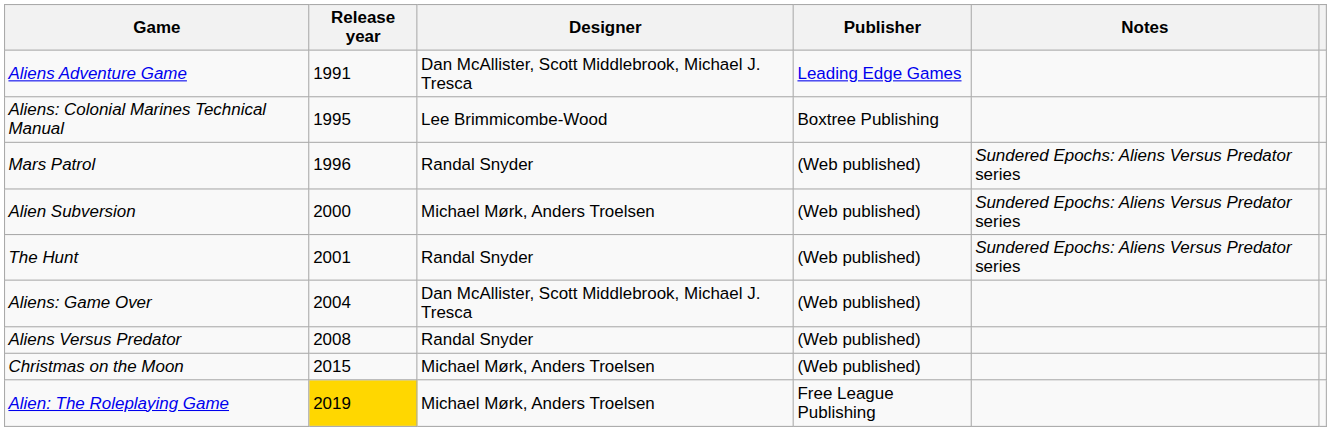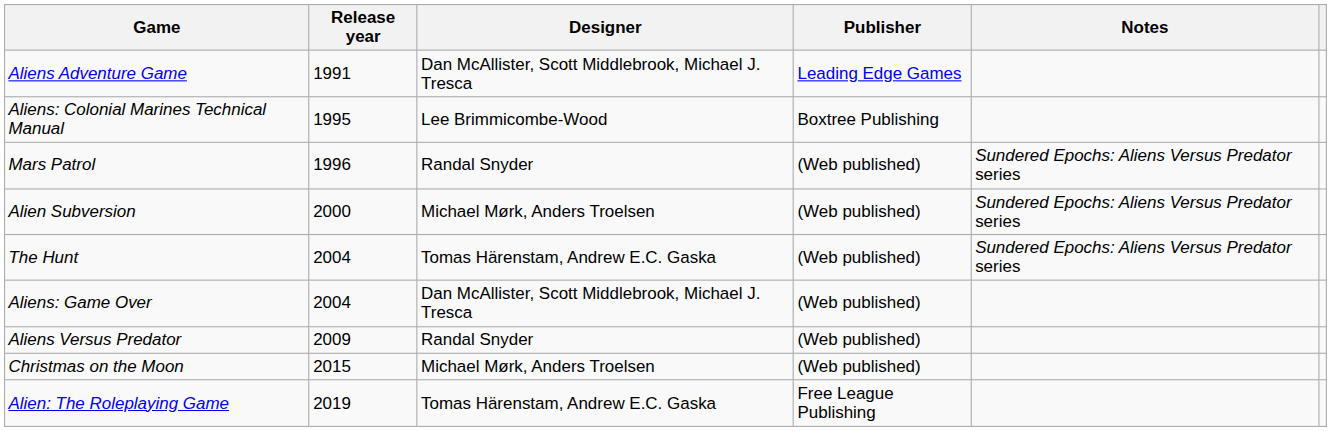(332, 257) 2001 -> (332, 257) 2004
(477, 257) Randal Snyder -> (569, 257) Tomas Härenstam, Andrew E.C. Gaska
(332, 339) 2008 -> (332, 339) 2009
(332, 403) gold background -> (332, 403) no background
(538, 403) Michael Mørk, Anders Troelsen -> (569, 403) Tomas Härenstam, Andrew E.C. Gaska
